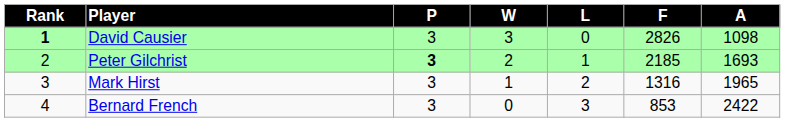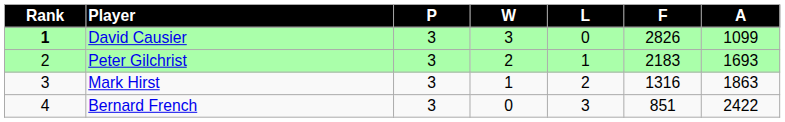(741, 38) 1098 -> (741, 38) 1099
(432, 60) bold -> (432, 60) normal
(663, 60) 2185 -> (663, 60) 2183
(741, 83) 1965 -> (741, 83) 1863
(663, 105) 853 -> (663, 105) 851
